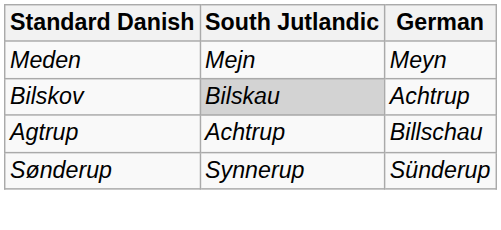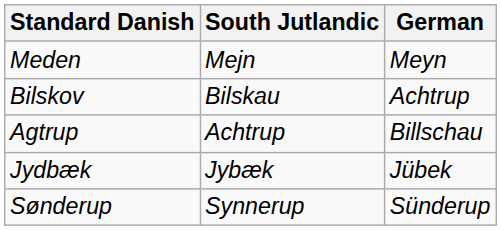(243, 96) lightgrey background -> (243, 96) no background
+ row: (51, 170)
